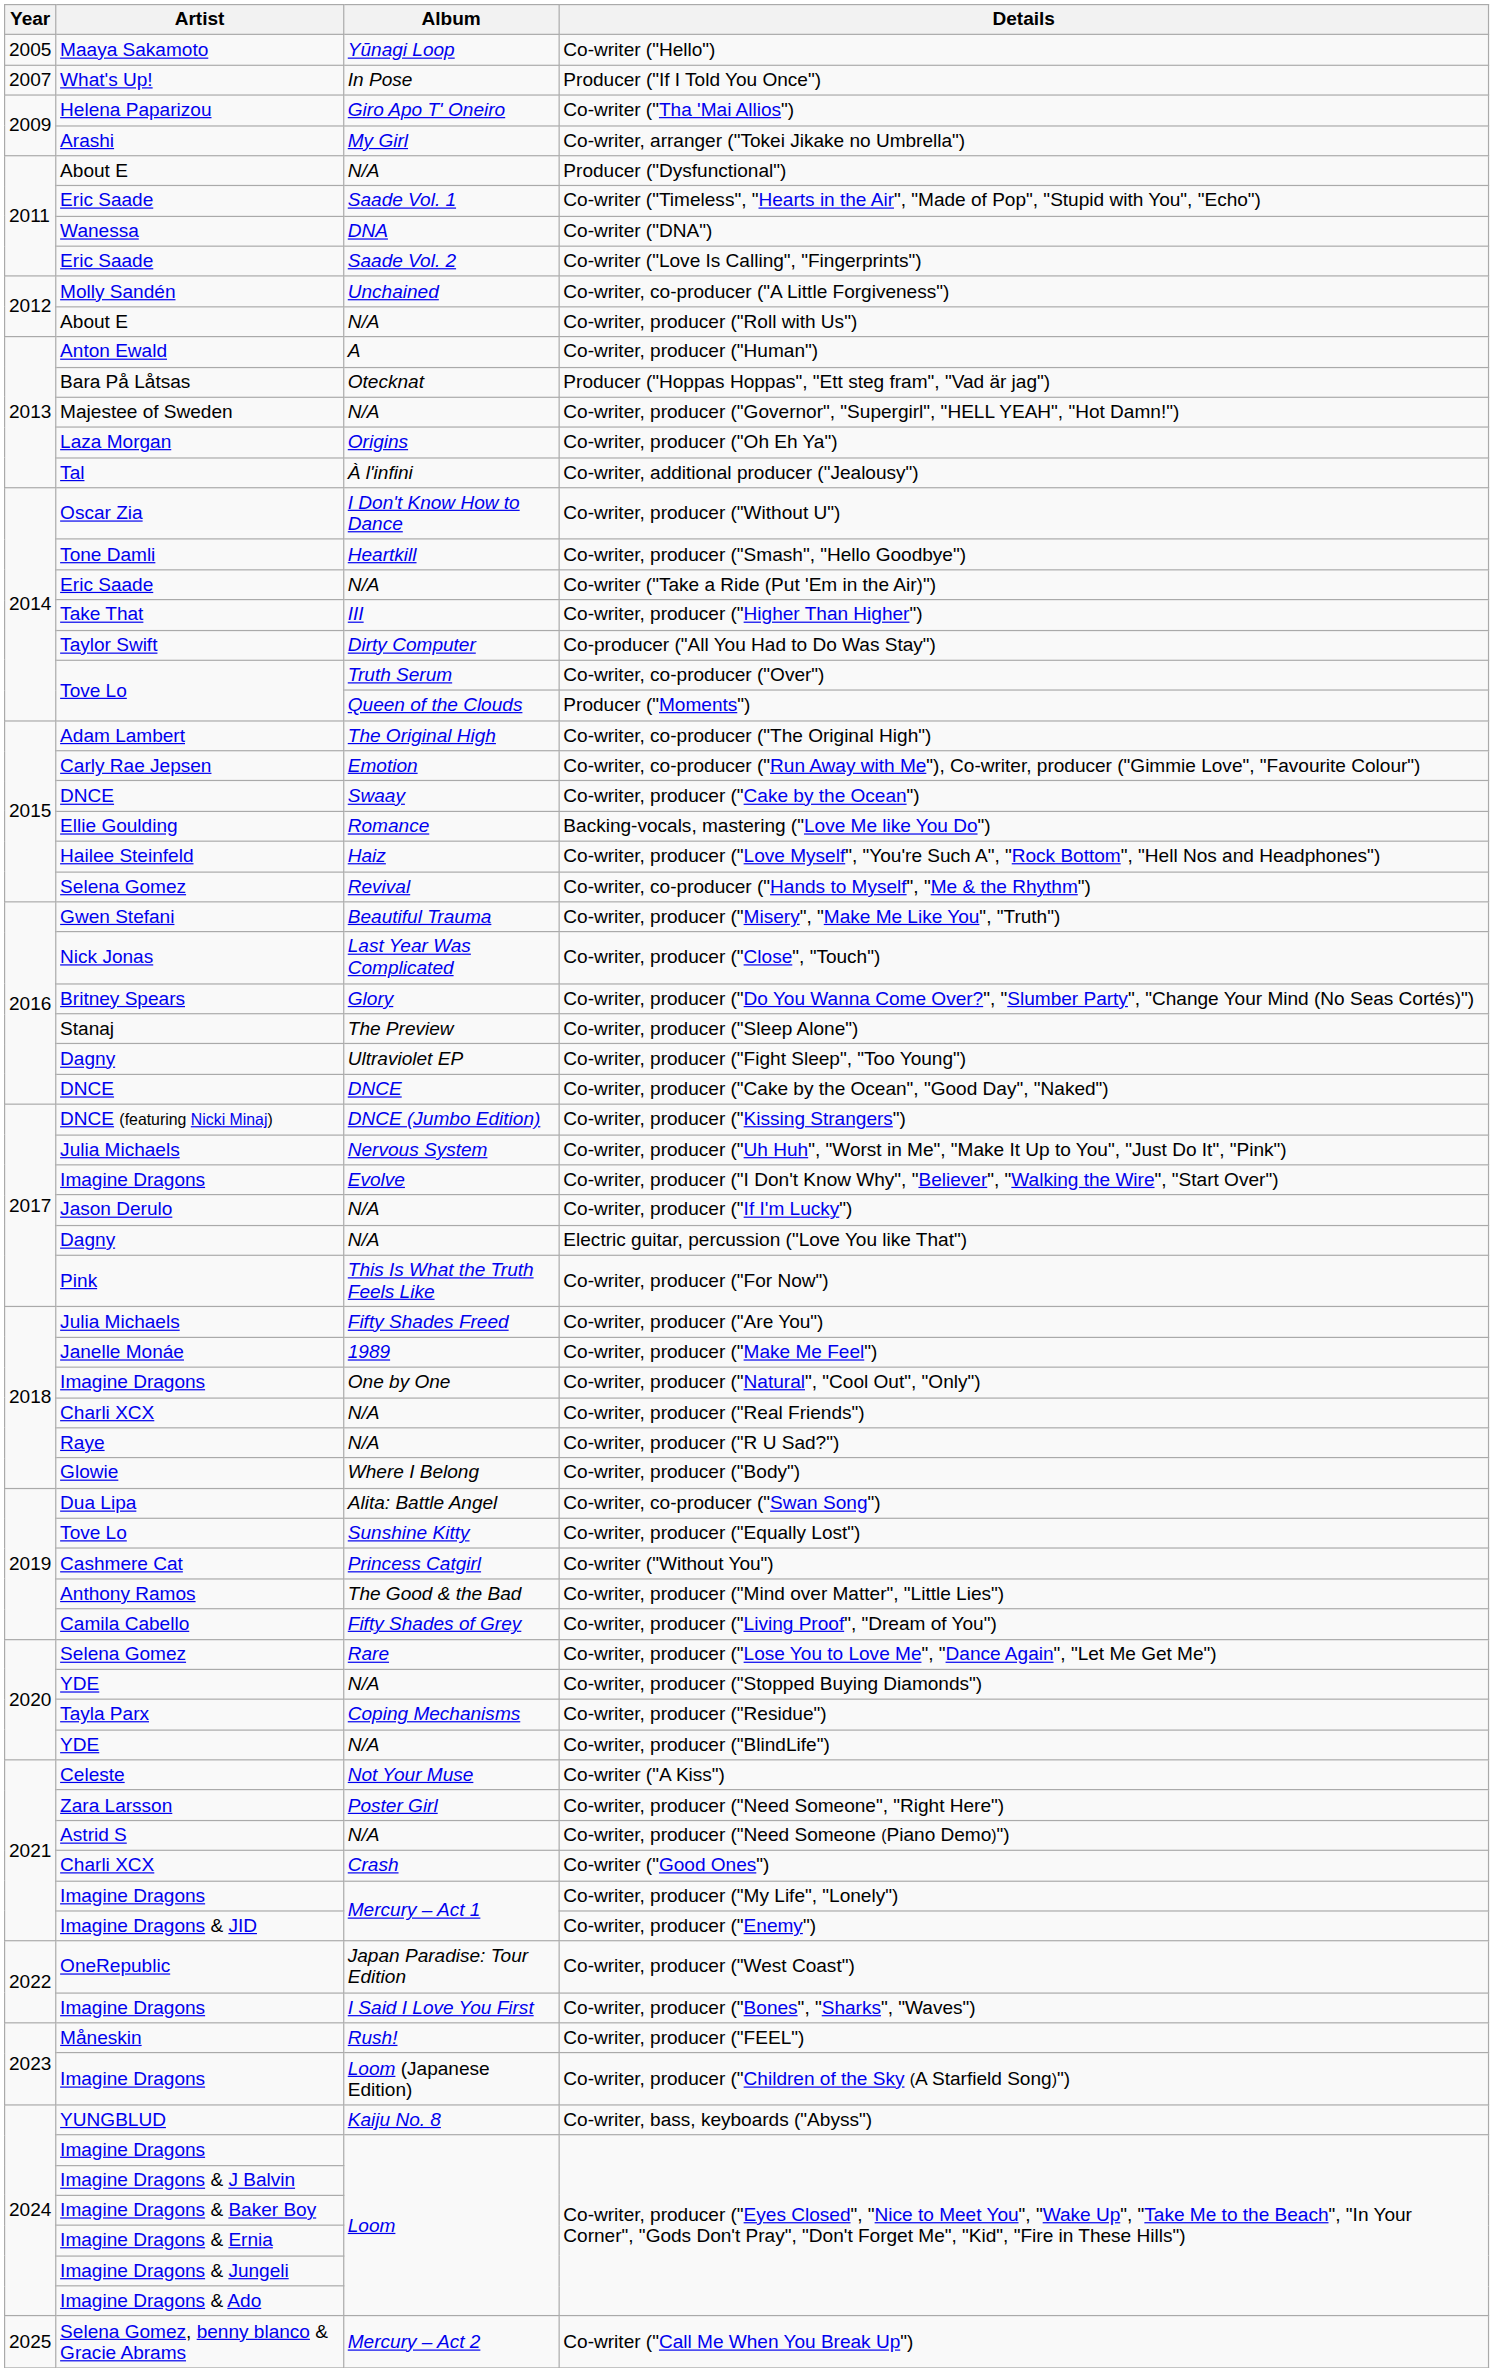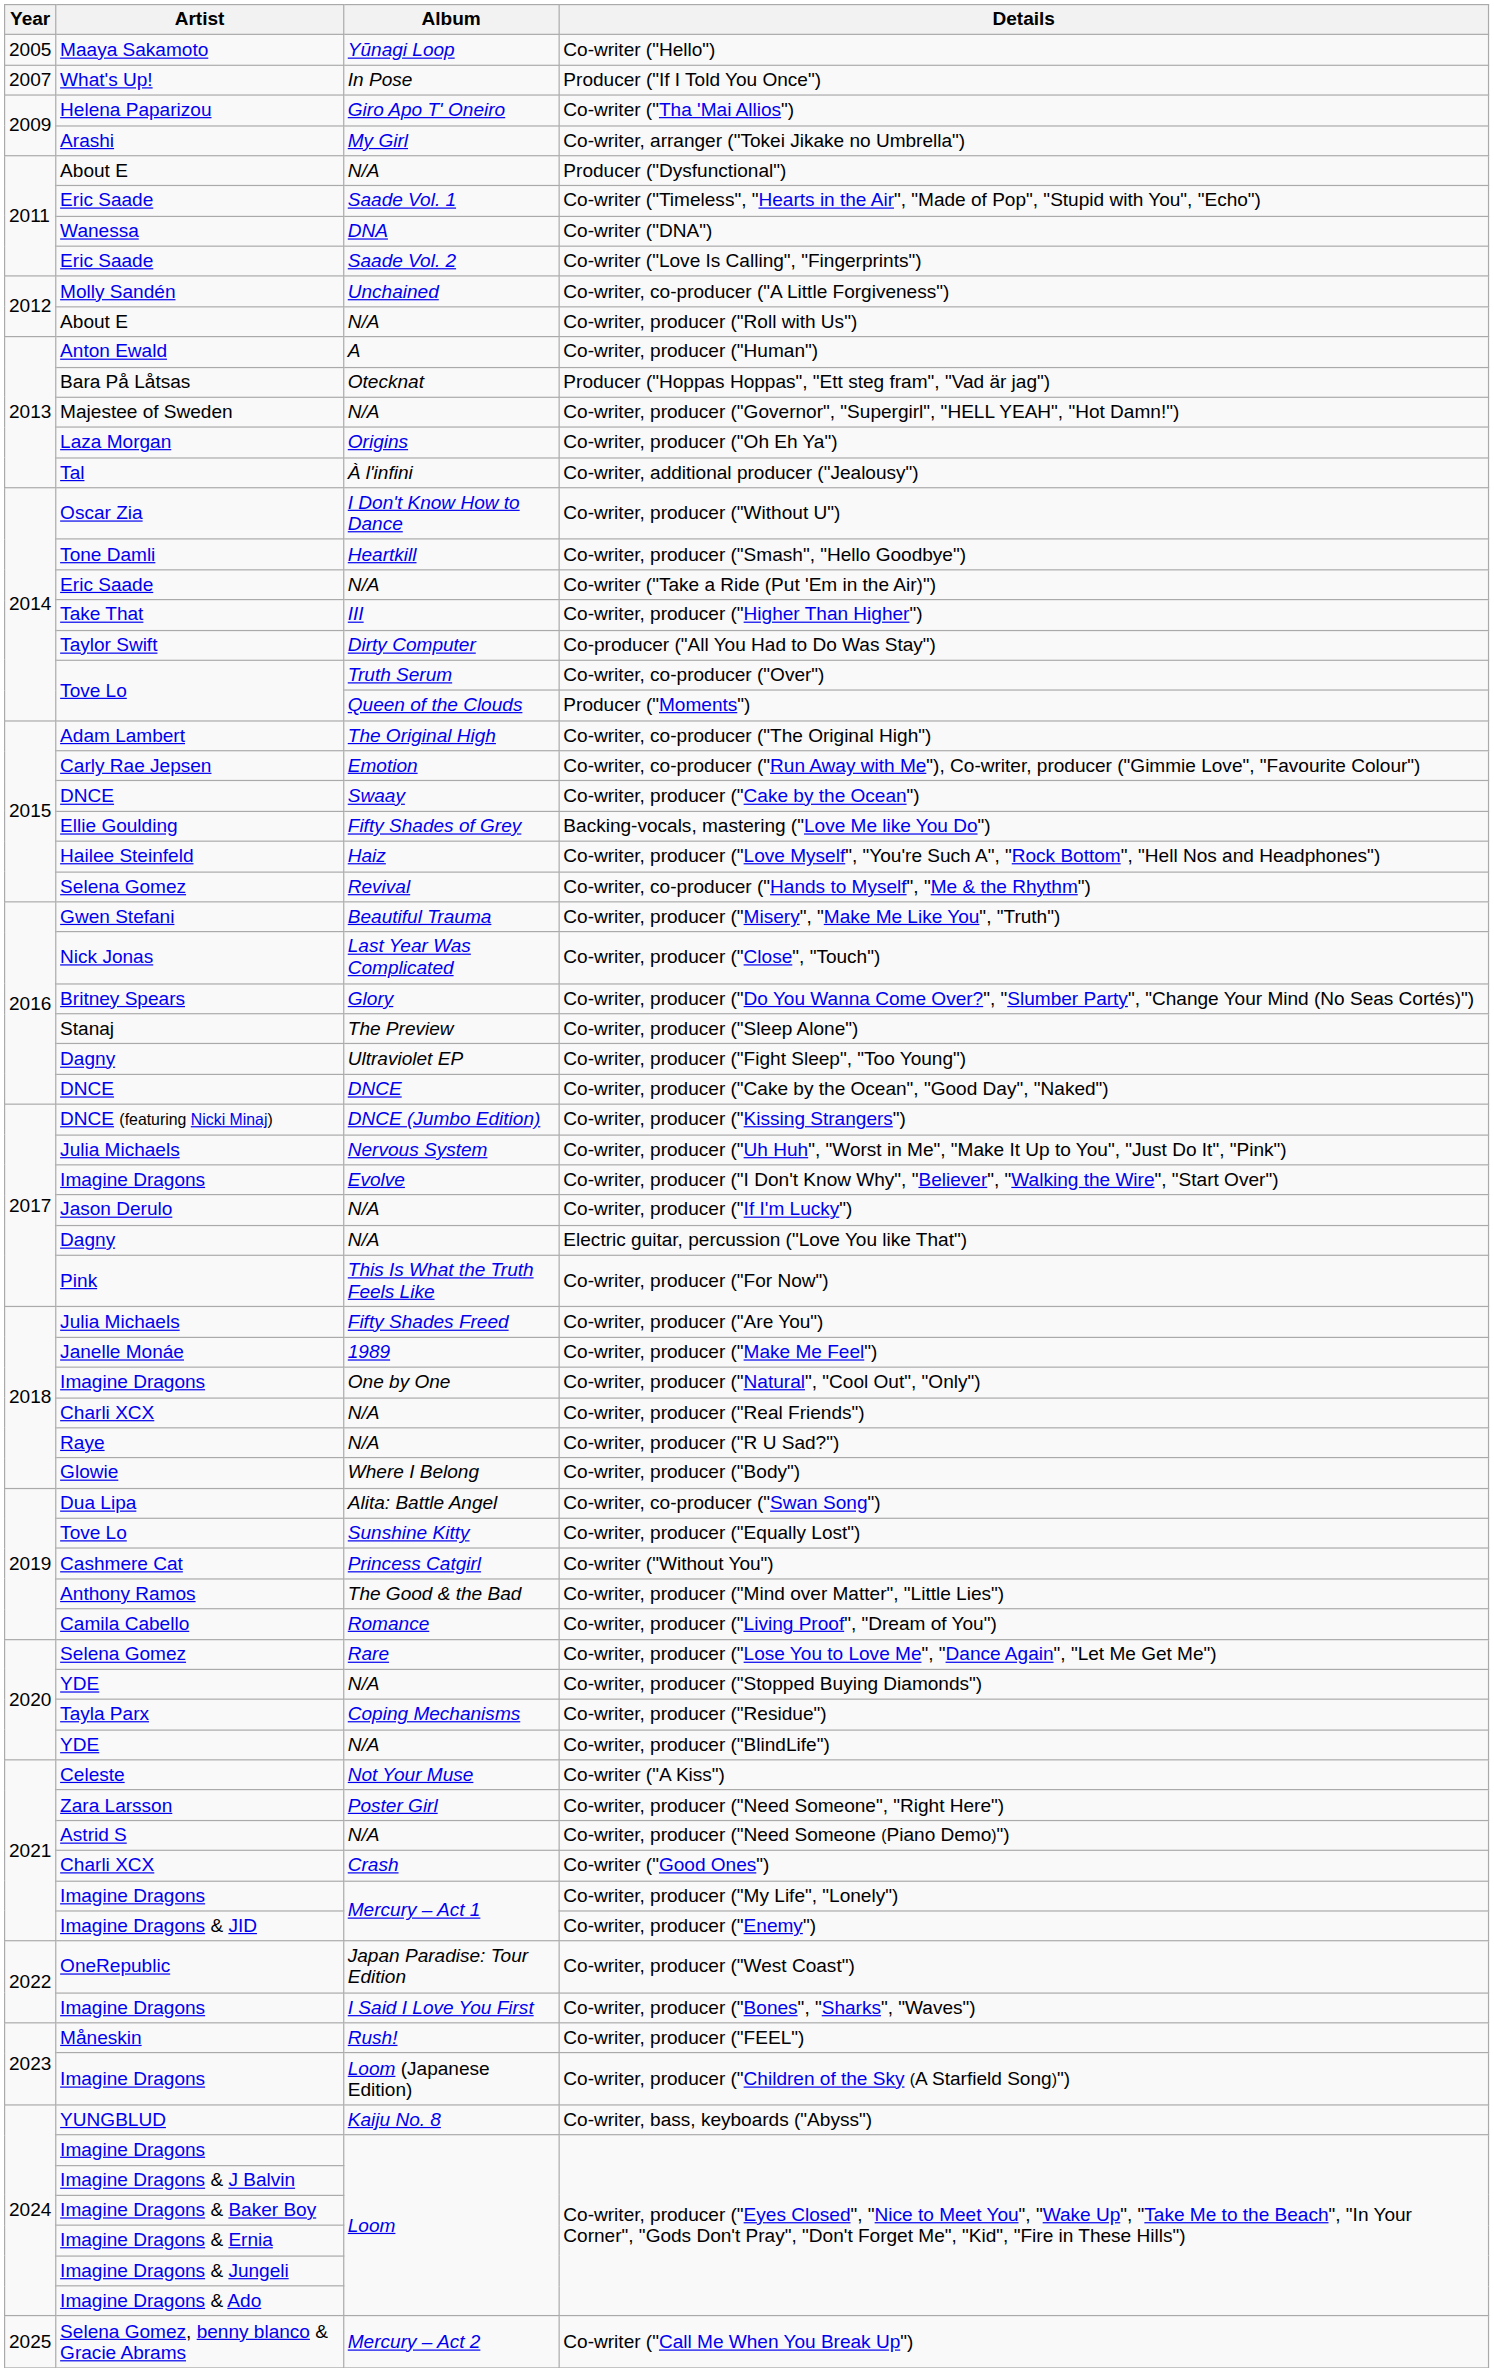(389, 826) Romance -> (435, 826) Fifty Shades of Grey
(435, 1623) Fifty Shades of Grey -> (389, 1623) Romance
